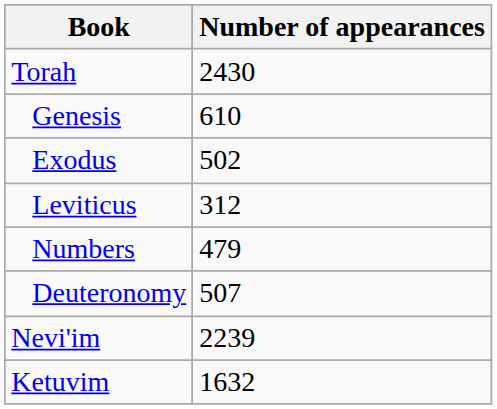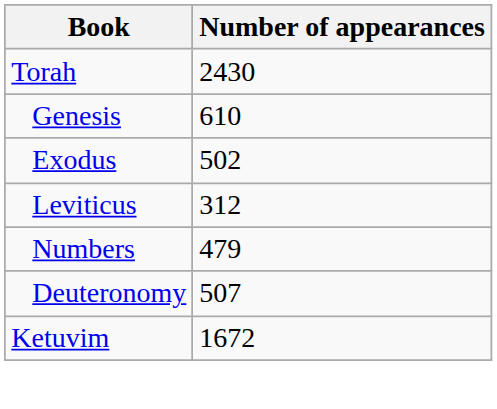- row: (56, 337)
(227, 381) 1632 -> (227, 337) 1672
